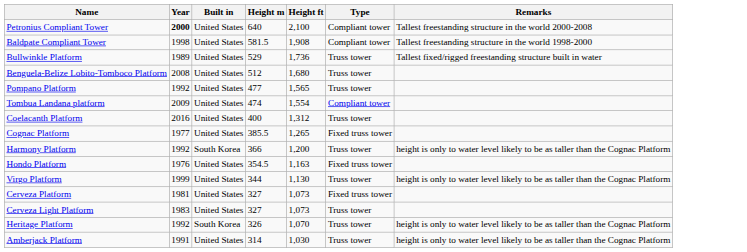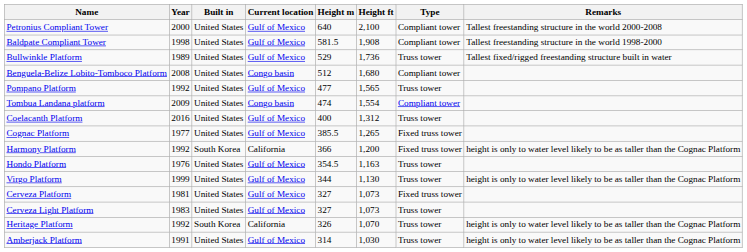+ column: (281, 12)
(180, 27) bold -> (180, 27) normal
(350, 73) Truss tower -> (429, 73) Compliant tower
(350, 149) Truss tower -> (430, 149) Fixed truss tower
(360, 164) Fixed truss tower -> (420, 164) Truss tower
